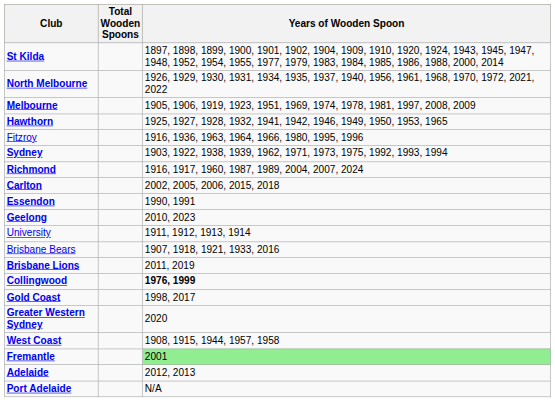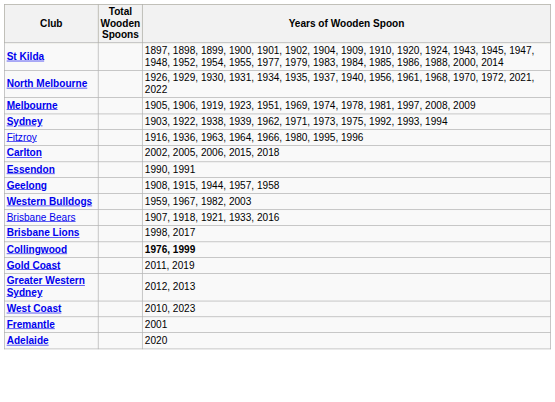- row: (30, 121)
rows swapped: (25, 153) <-> (22, 137)
- row: (31, 169)
(170, 217) 2010, 2023 -> (212, 185) 1908, 1915, 1944, 1957, 1958
- row: (29, 233)
+ row: (49, 201)
(170, 265) 2011, 2019 -> (170, 233) 1998, 2017
(170, 297) 1998, 2017 -> (170, 265) 2011, 2019
(156, 319) 2020 -> (170, 287) 2012, 2013
(212, 340) 1908, 1915, 1944, 1957, 1958 -> (170, 308) 2010, 2023
(156, 356) lightgreen background -> (156, 324) no background
(170, 372) 2012, 2013 -> (156, 340) 2020
- row: (39, 388)
